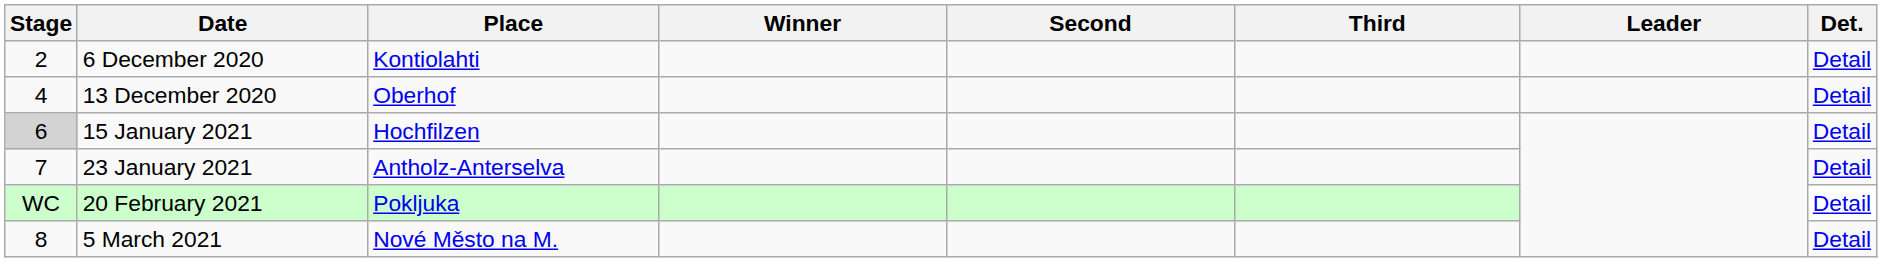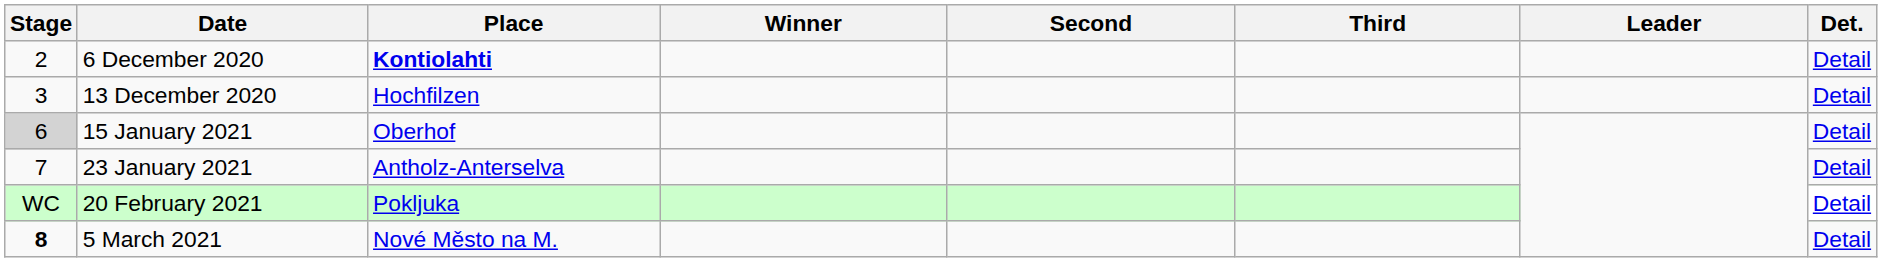(426, 59) normal -> (433, 59) bold
(41, 95) 4 -> (41, 95) 3
(414, 95) Oberhof -> (426, 95) Hochfilzen
(426, 131) Hochfilzen -> (414, 131) Oberhof
(41, 240) normal -> (41, 240) bold
